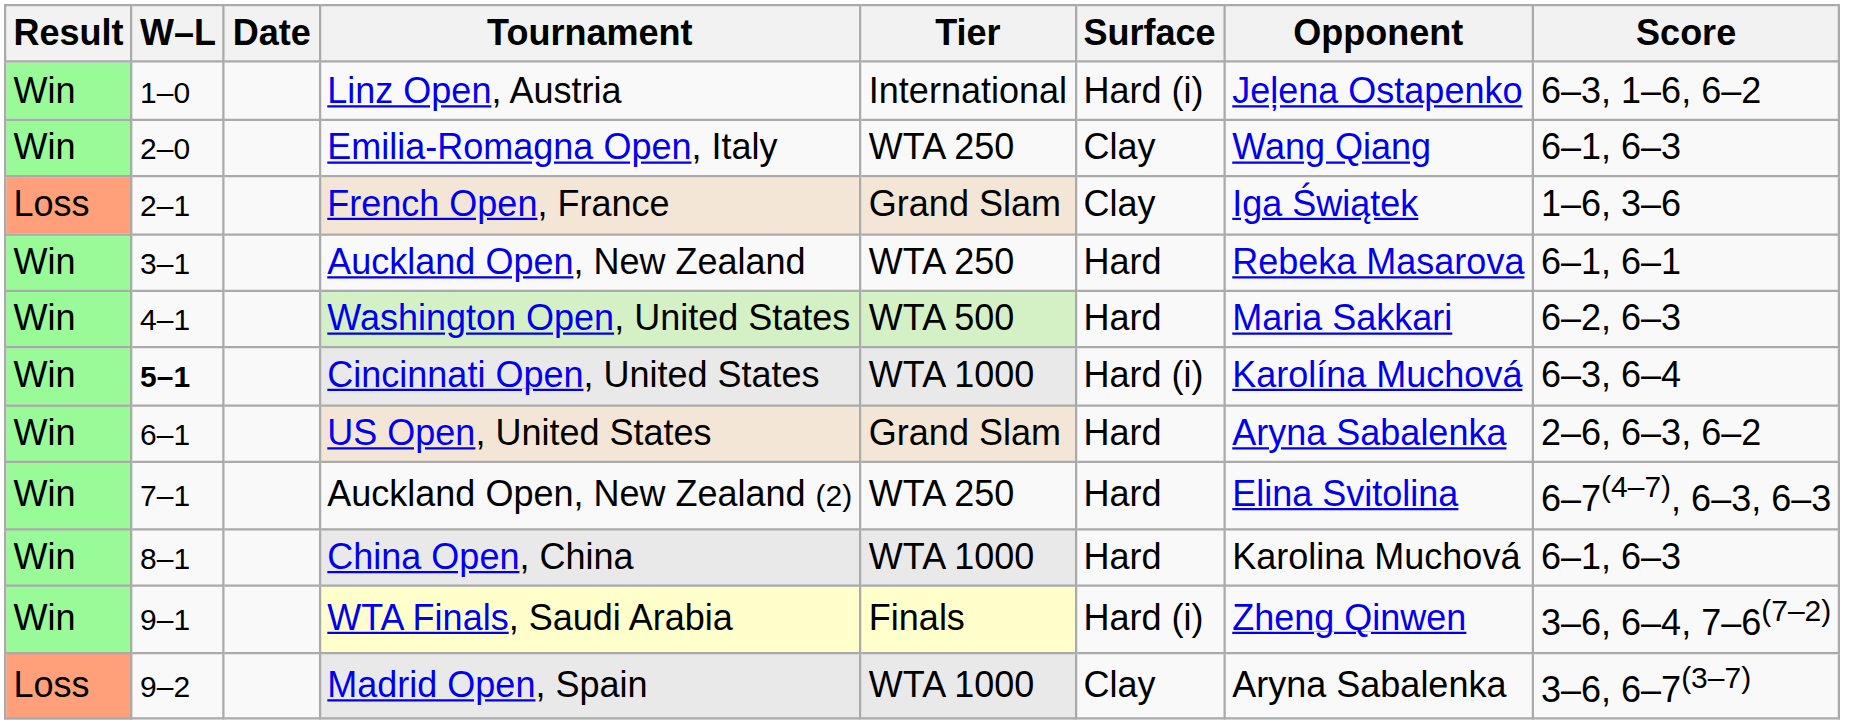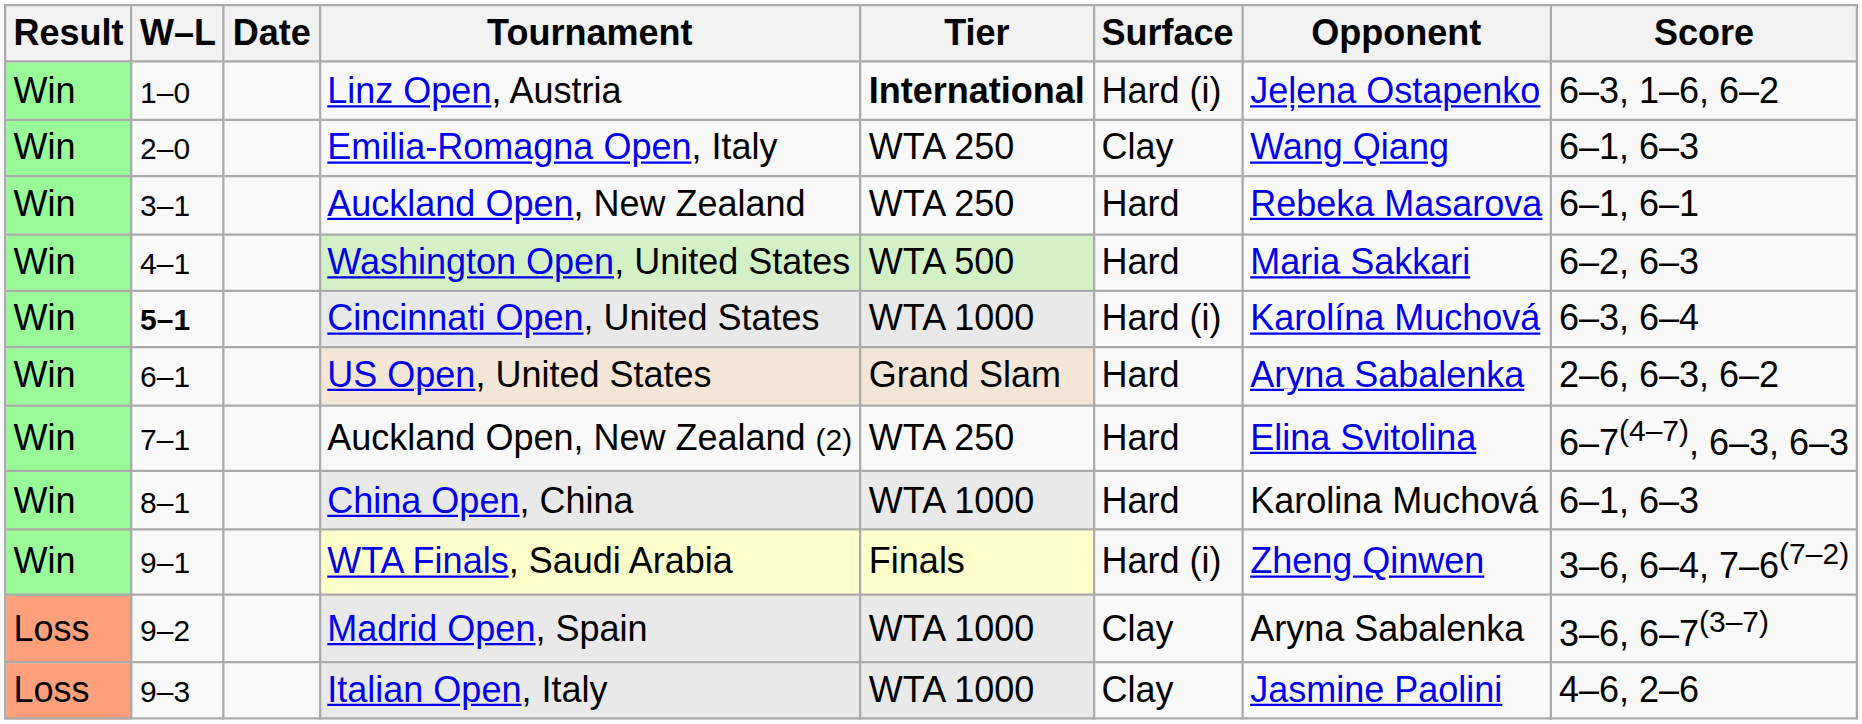(968, 90) normal -> (977, 90) bold
- row: (498, 204)
+ row: (467, 690)
